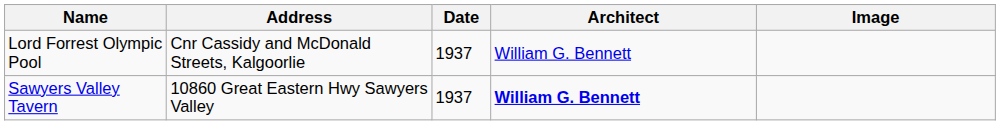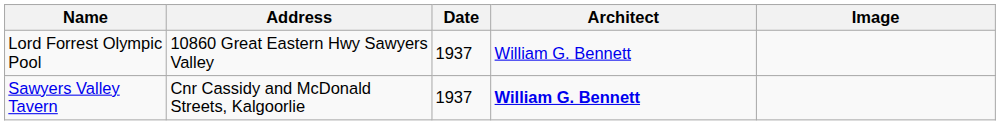(271, 52) Cnr Cassidy and McDonald Streets, Kalgoorlie -> (299, 52) 10860 Great Eastern Hwy Sawyers Valley
(299, 97) 10860 Great Eastern Hwy Sawyers Valley -> (271, 97) Cnr Cassidy and McDonald Streets, Kalgoorlie
